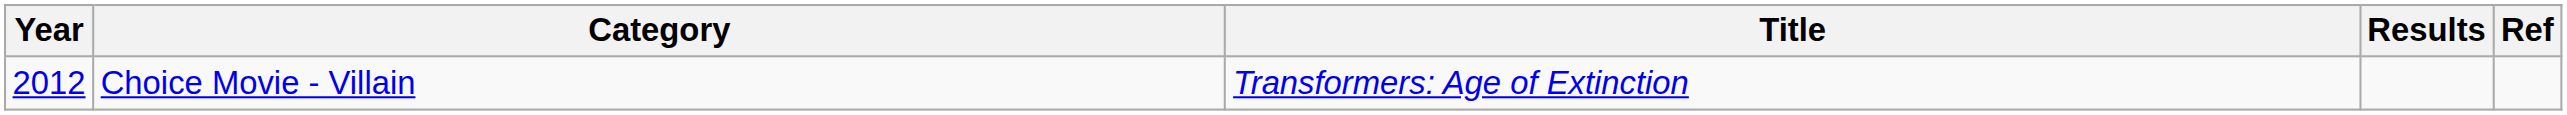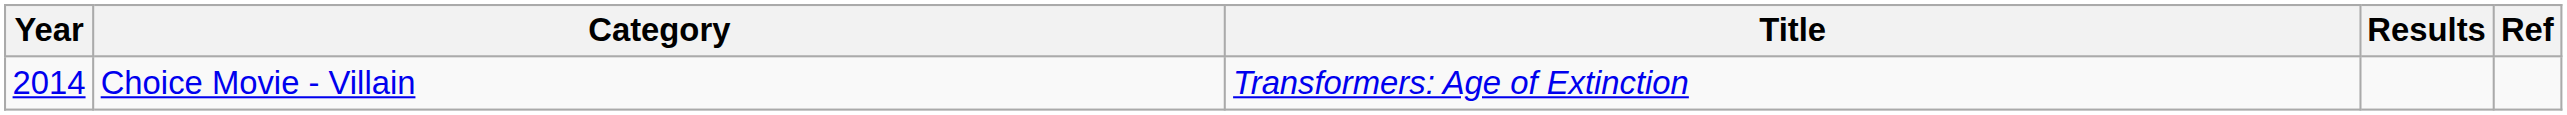(49, 82) 2012 -> (49, 82) 2014
